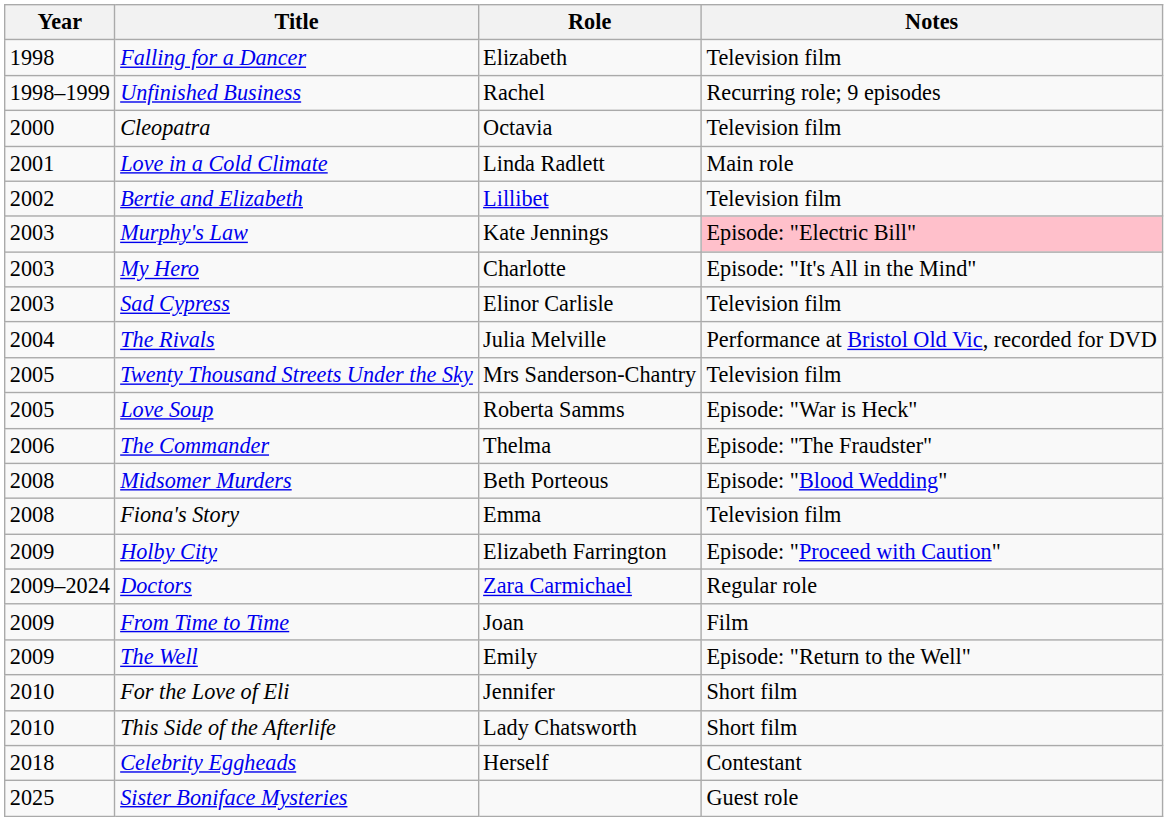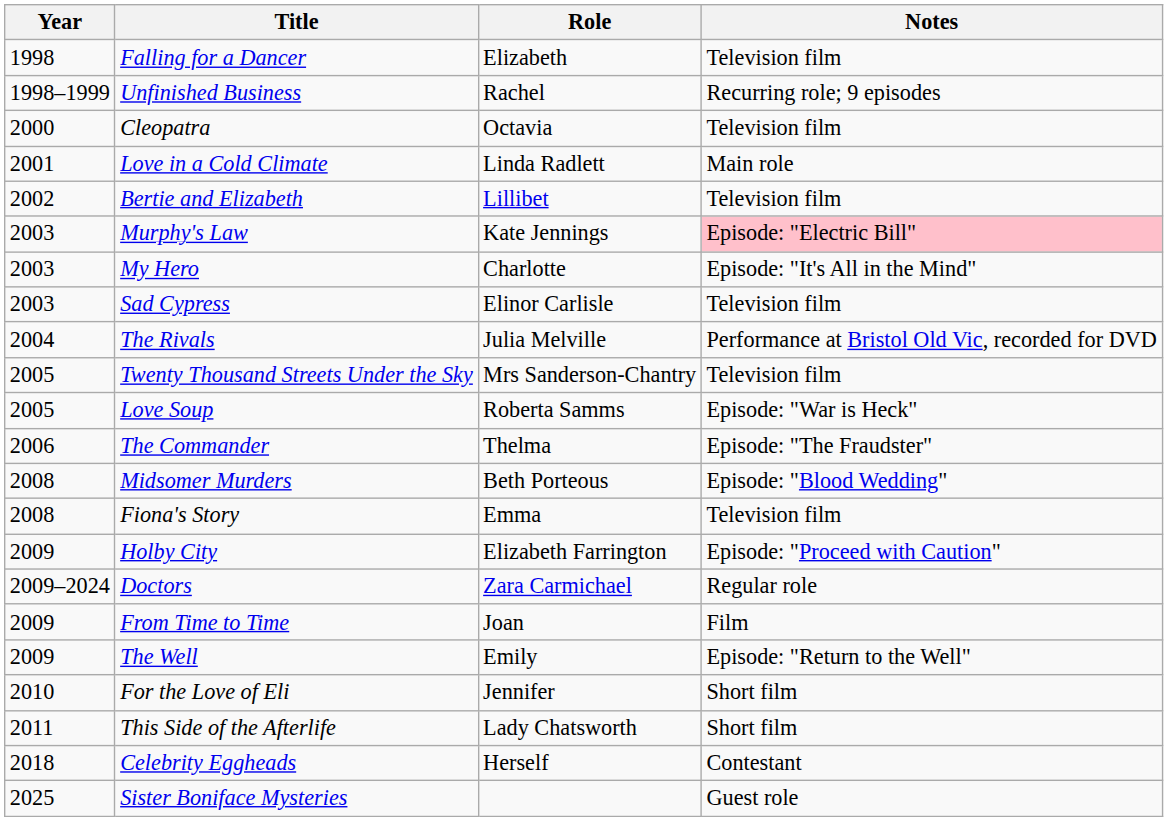(32, 727) 2010 -> (32, 727) 2011
